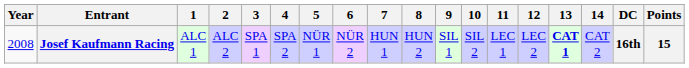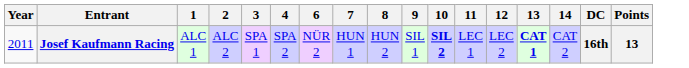- column: (316, 14)
(21, 44) 2008 -> (21, 44) 2011
(475, 44) normal -> (442, 44) bold
(664, 44) 15 -> (632, 44) 13
